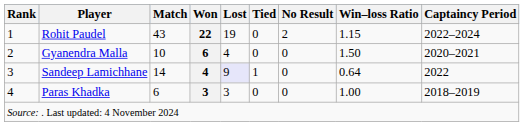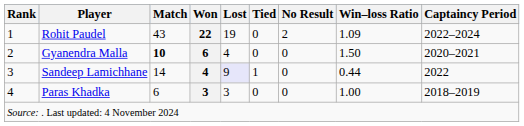(350, 33) 1.15 -> (350, 33) 1.09
(159, 53) normal -> (159, 53) bold
(350, 72) 0.64 -> (350, 72) 0.44
